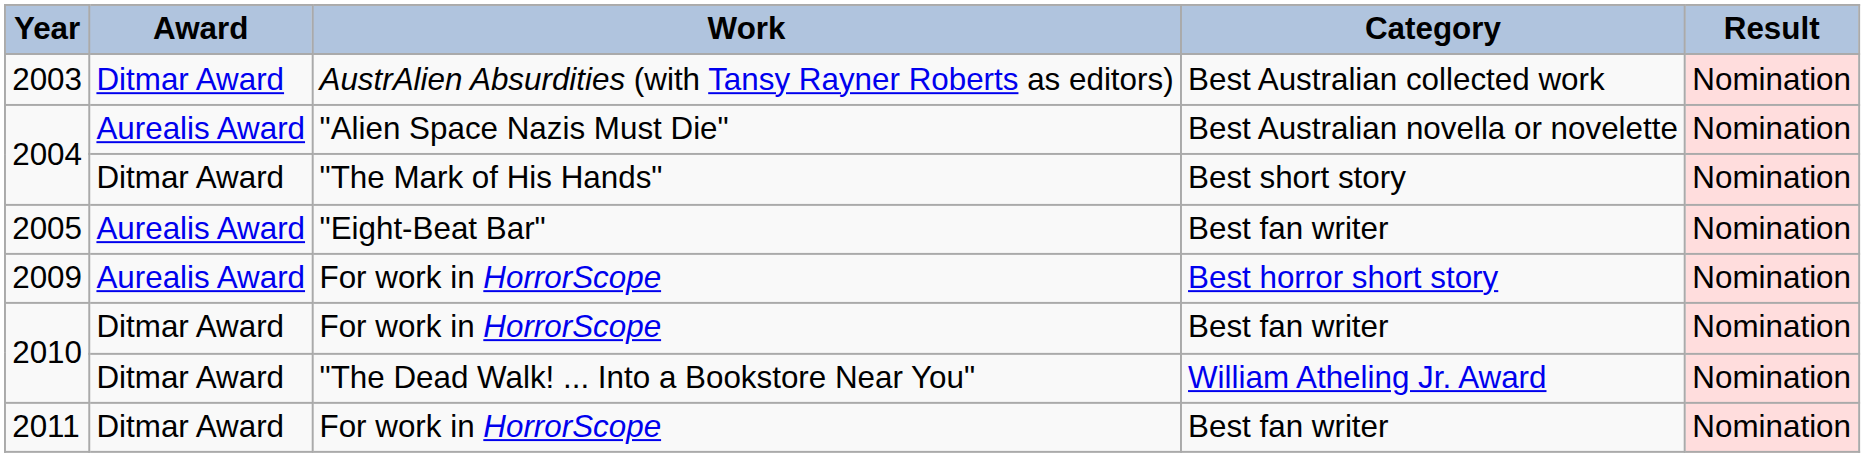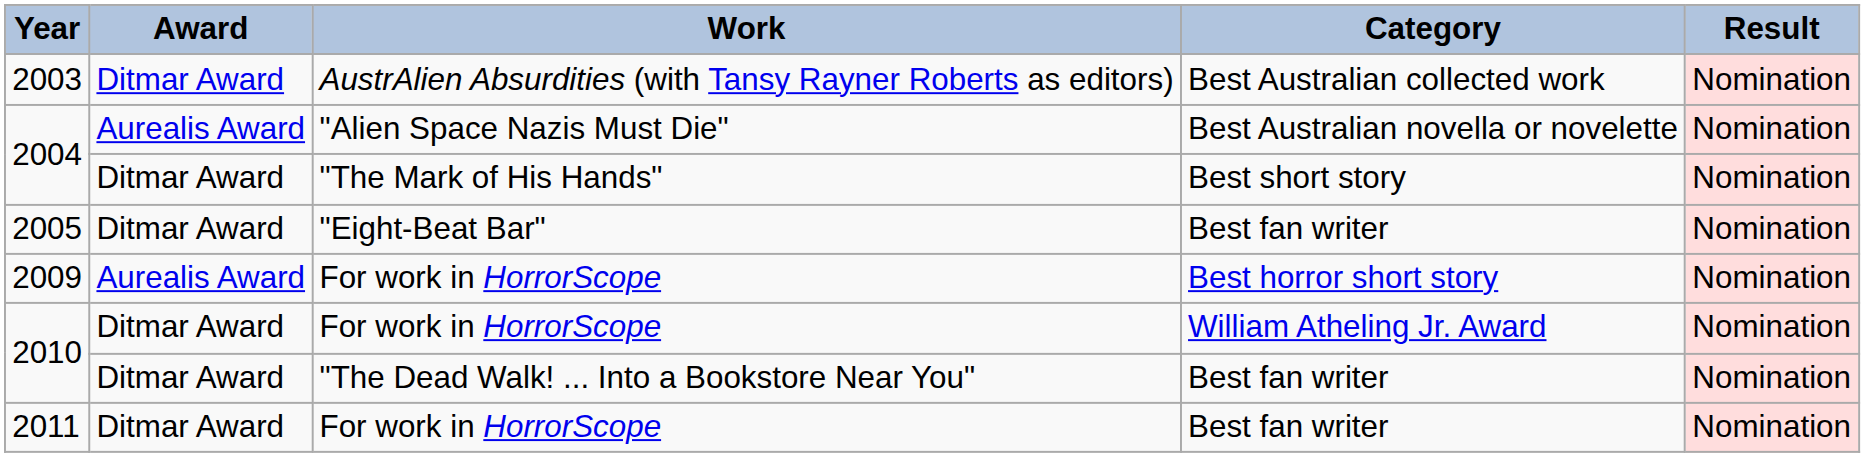(201, 228) Aurealis Award -> (190, 228) Ditmar Award
(1288, 327) Best fan writer -> (1367, 327) William Atheling Jr. Award
(1367, 377) William Atheling Jr. Award -> (1288, 377) Best fan writer
